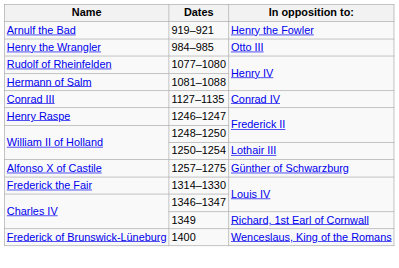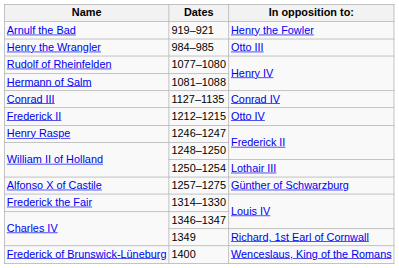+ row: (199, 116)
